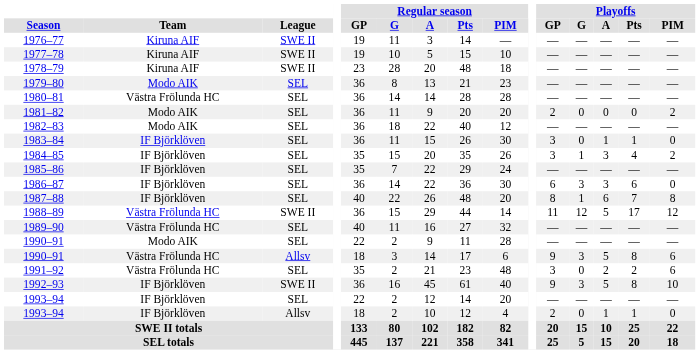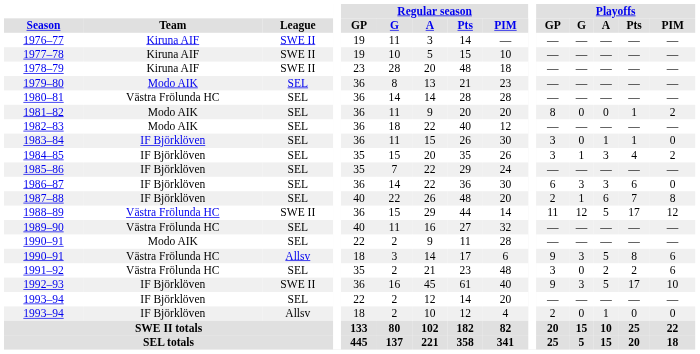(553, 112) 2 -> (553, 112) 8
(634, 112) 0 -> (634, 112) 1
(553, 198) 8 -> (553, 198) 2
(634, 284) 8 -> (634, 284) 17
(634, 313) 1 -> (634, 313) 0
